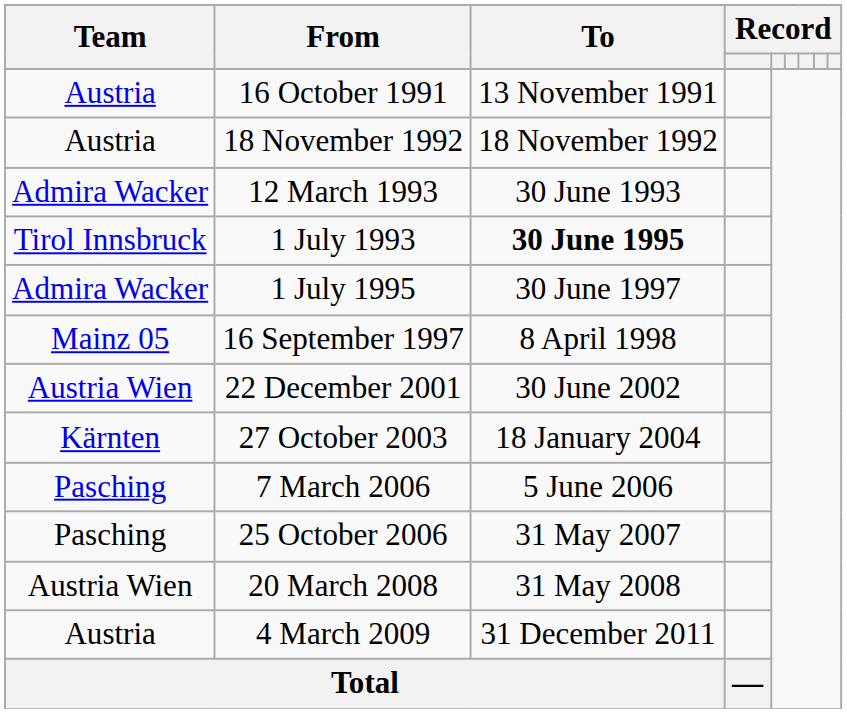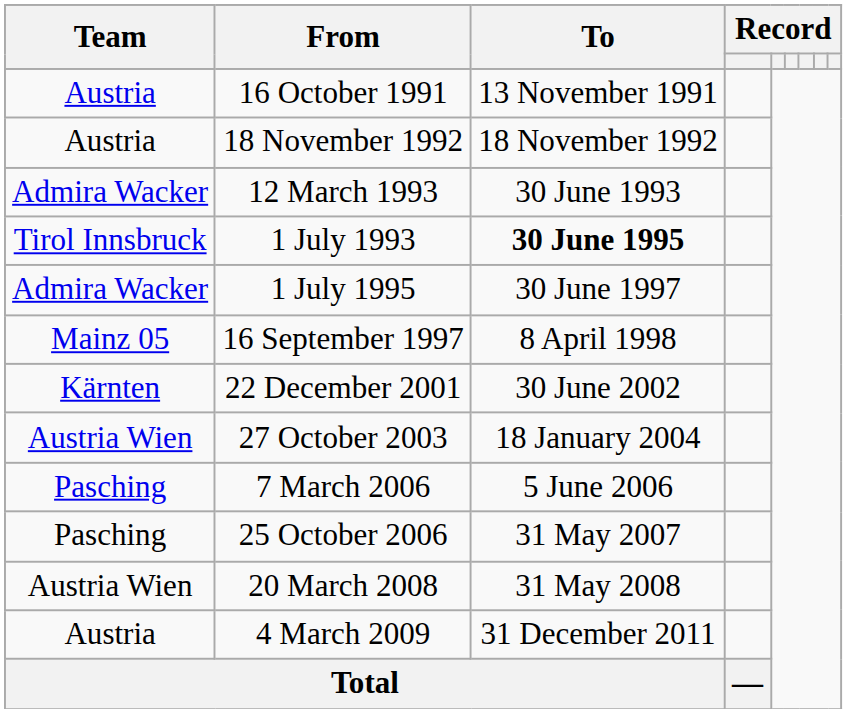(110, 388) Austria Wien -> (110, 388) Kärnten
(110, 437) Kärnten -> (110, 437) Austria Wien
